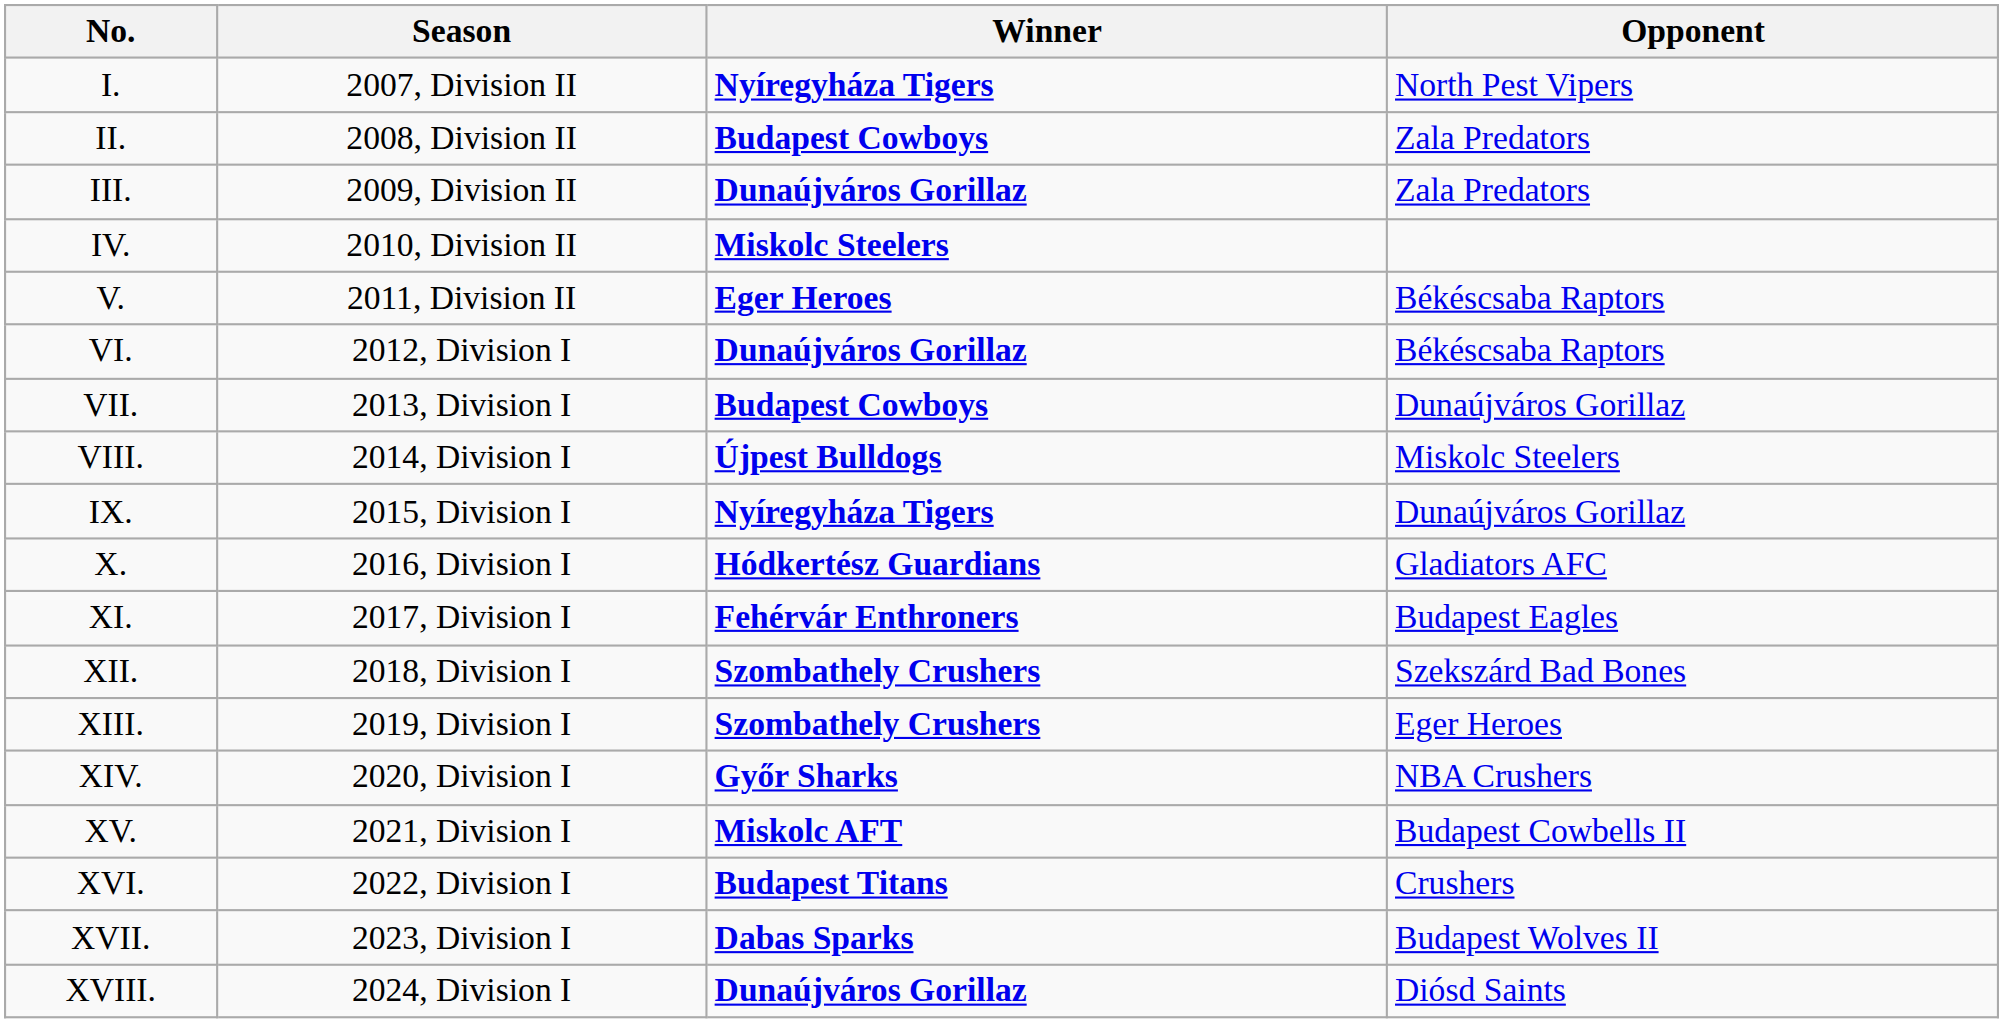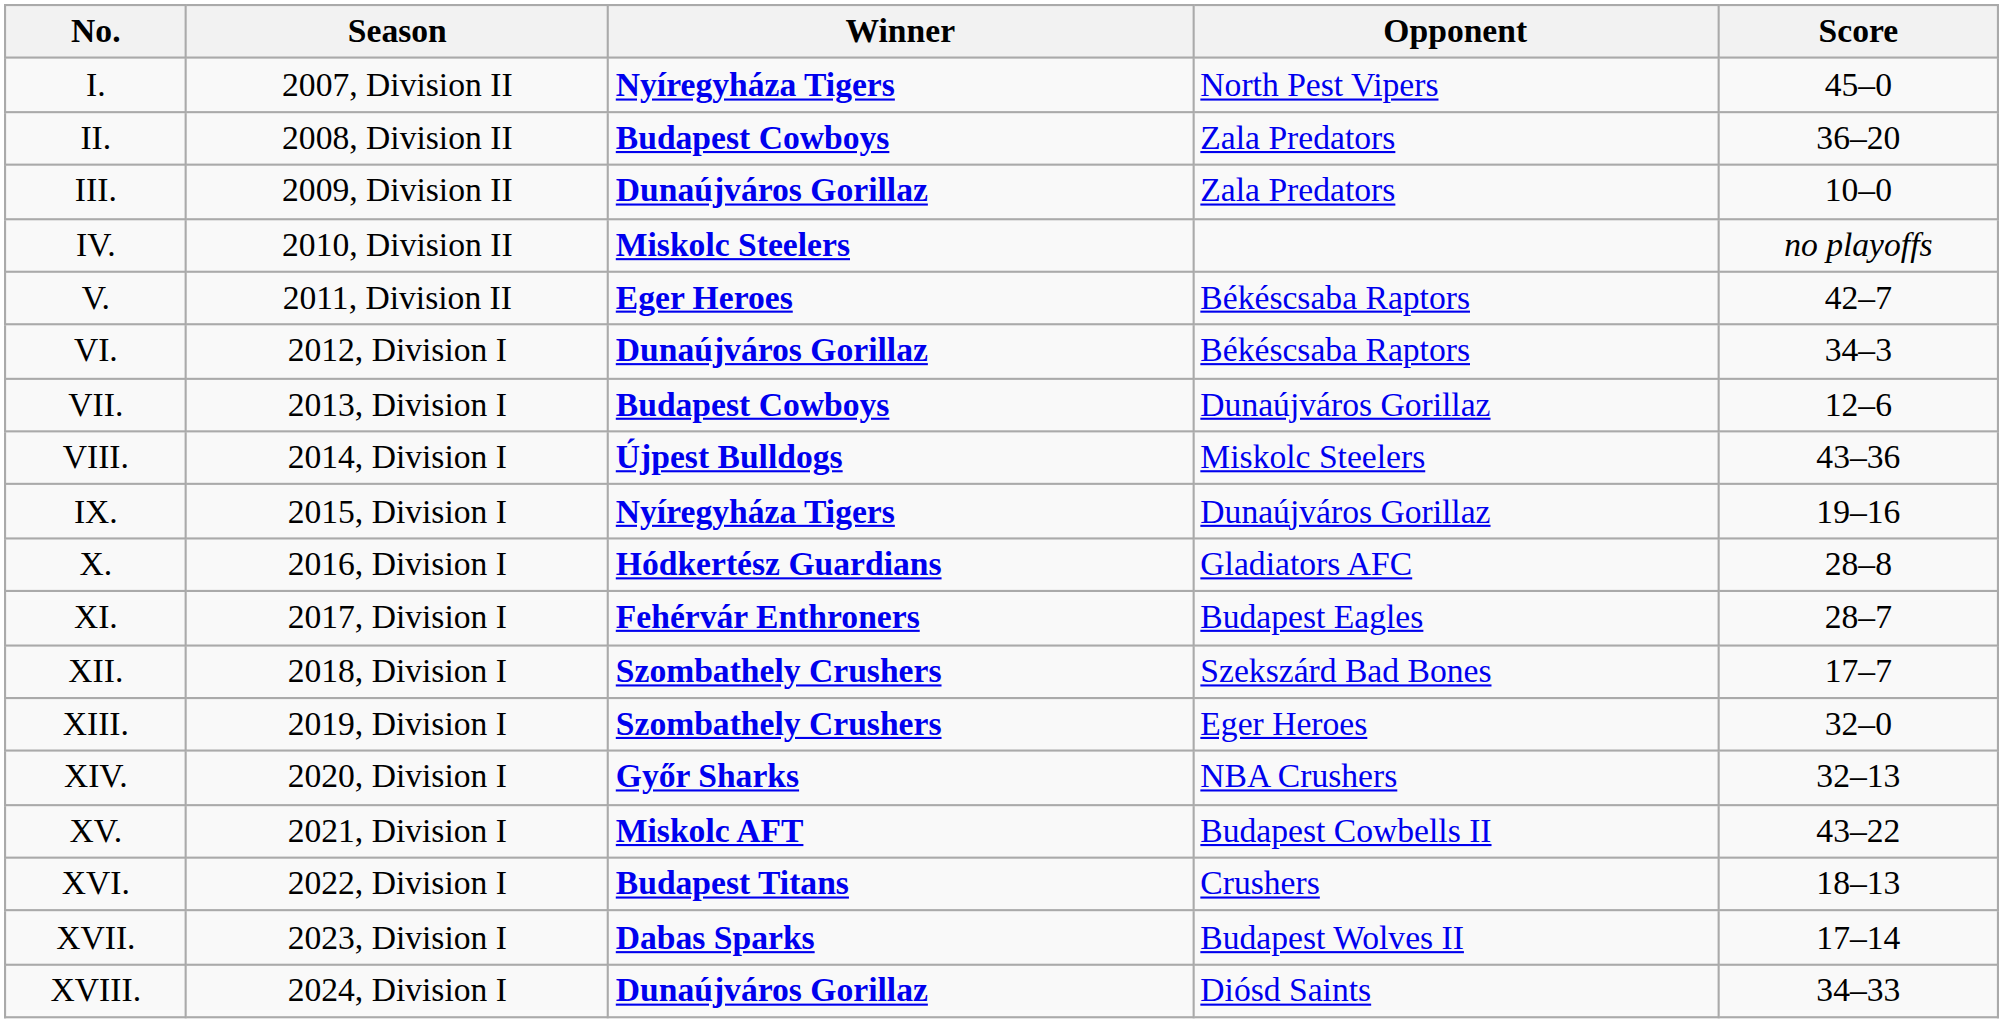+ column: (1858, 31)
